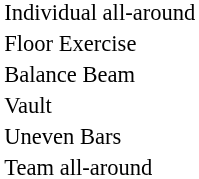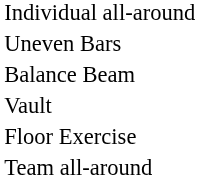rows swapped: (63, 136) <-> (70, 43)
